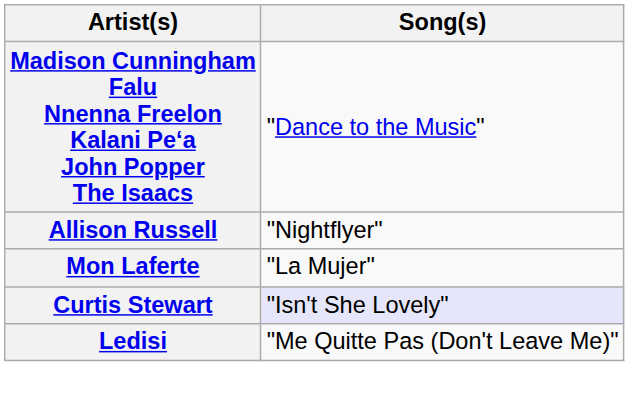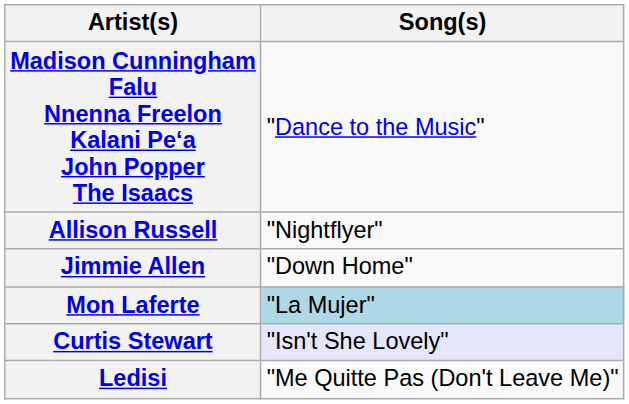+ row: (133, 267)
(321, 267) no background -> (321, 304) lightblue background
